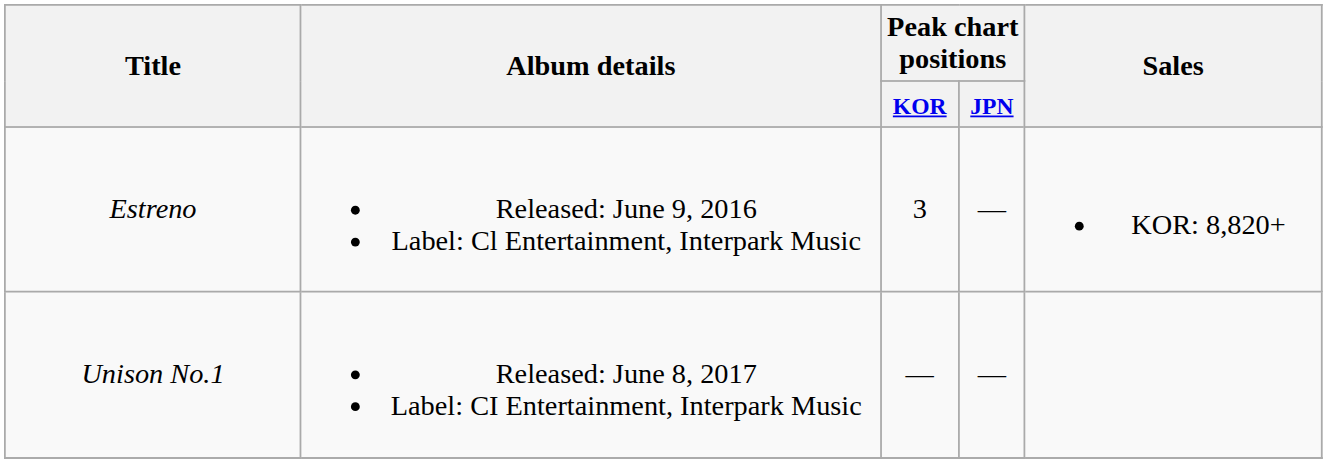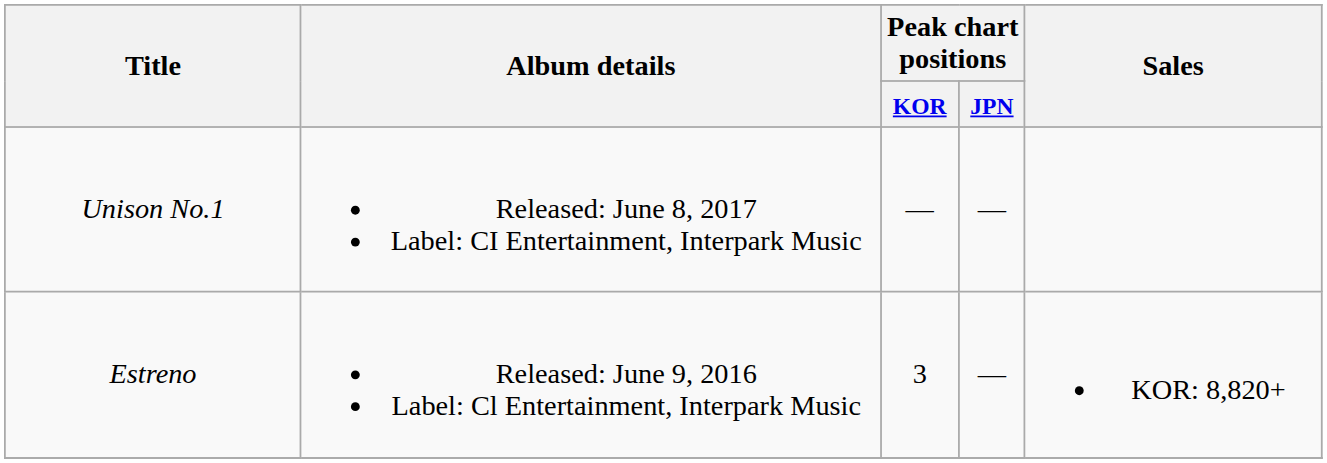rows swapped: (153, 208) <-> (153, 374)
